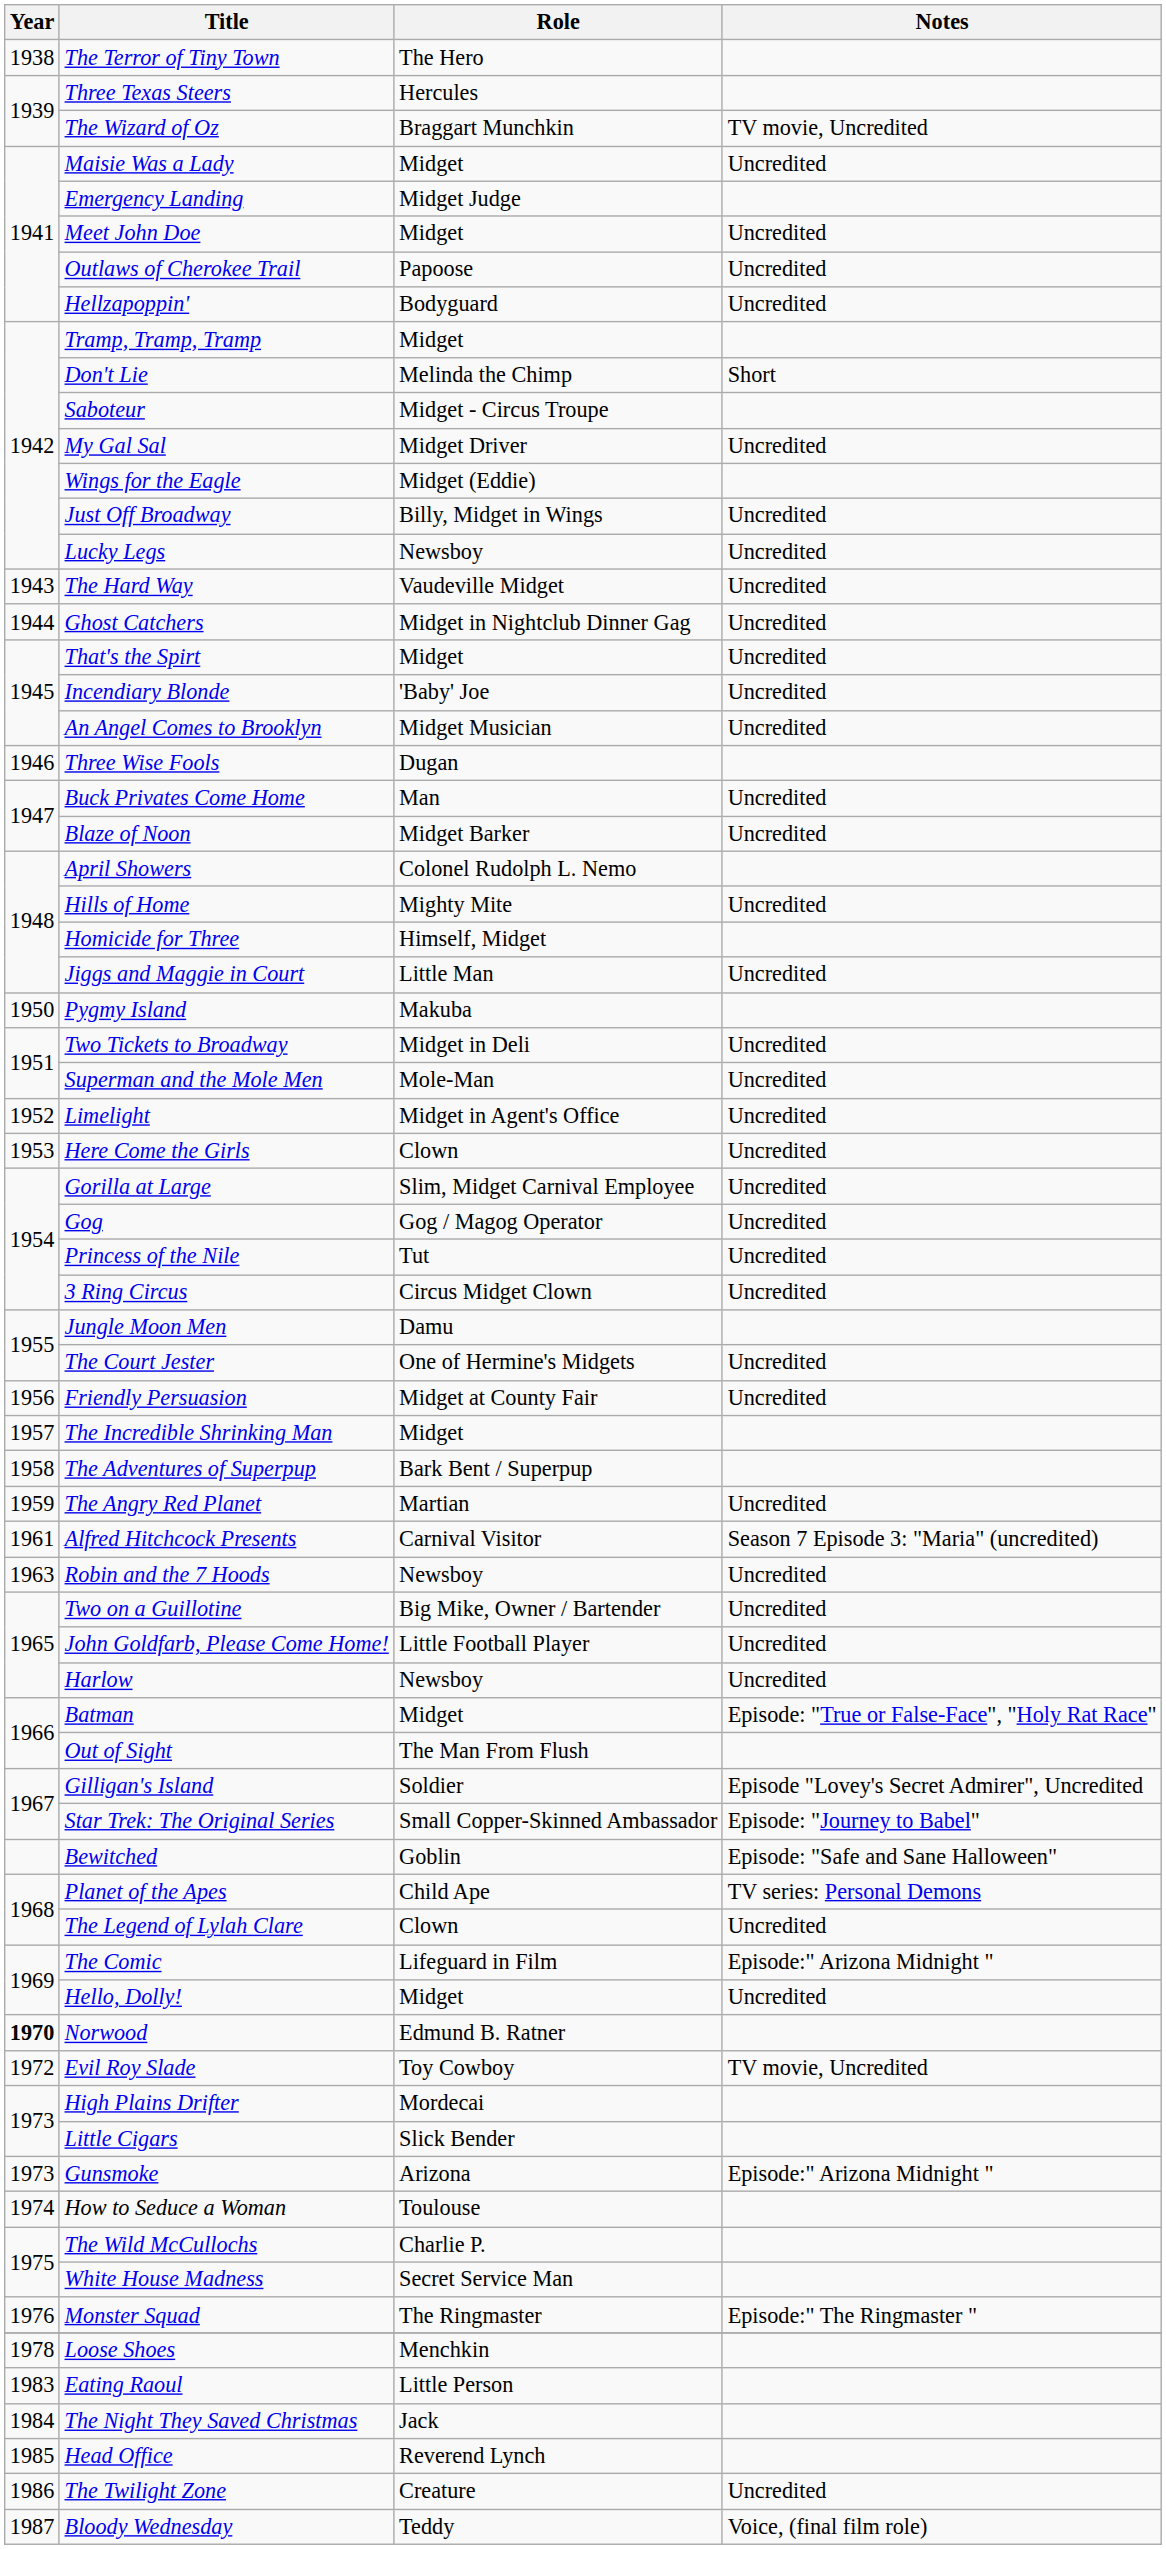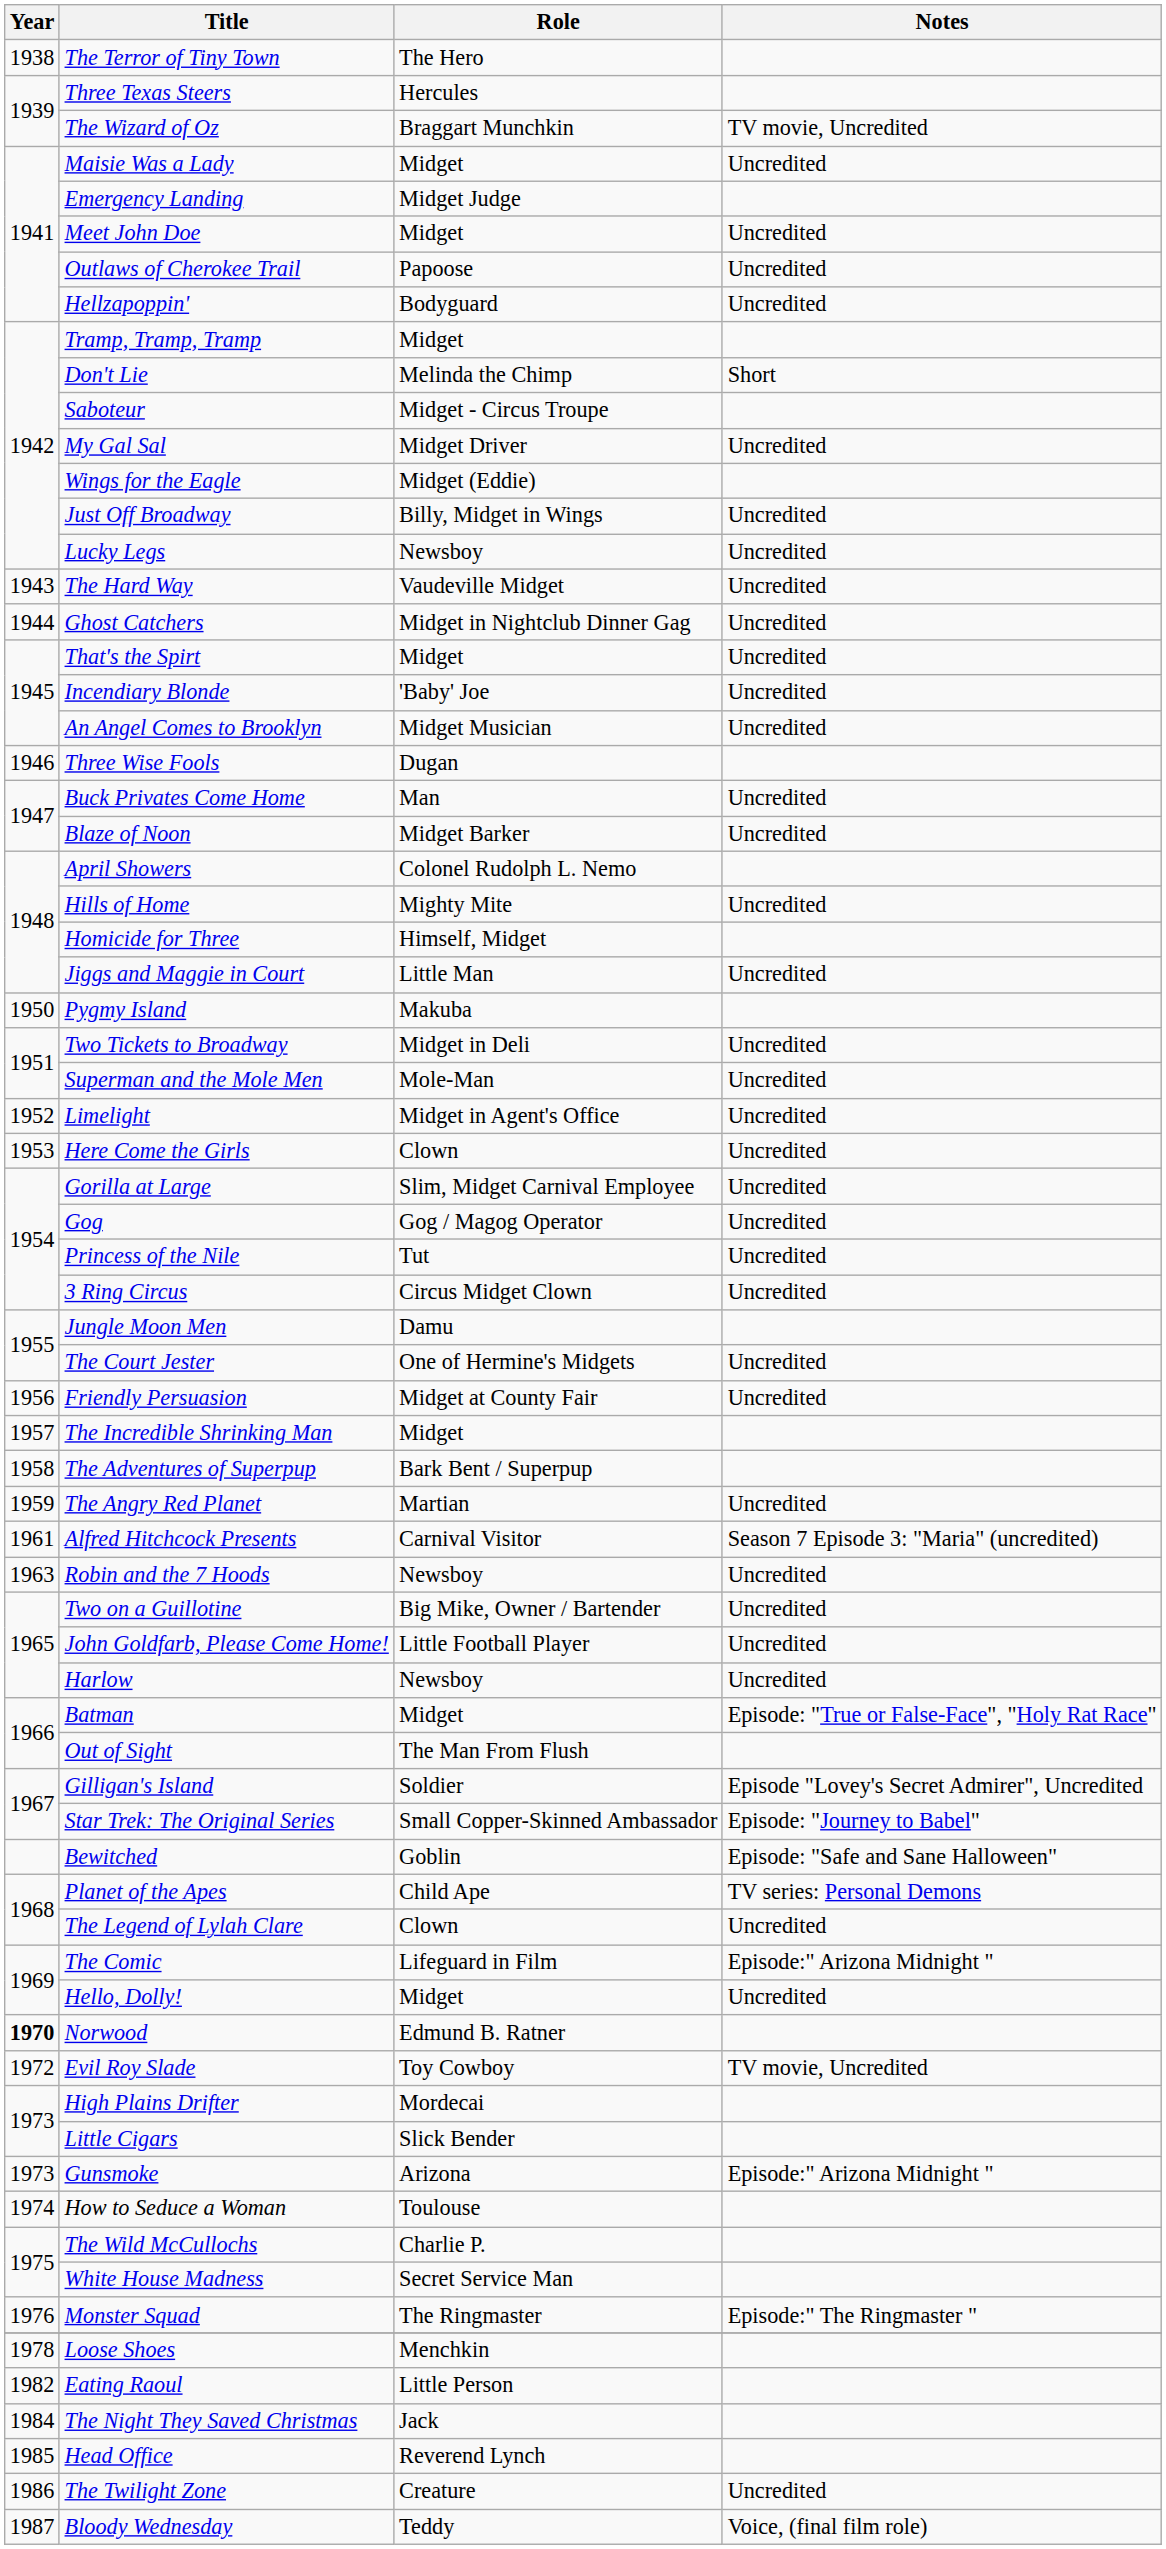(32, 2385) 1983 -> (32, 2385) 1982
